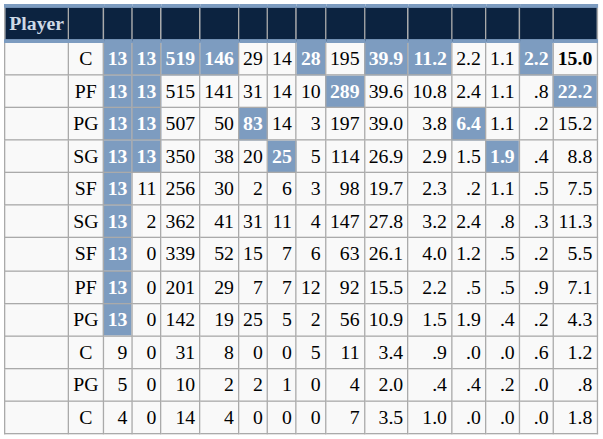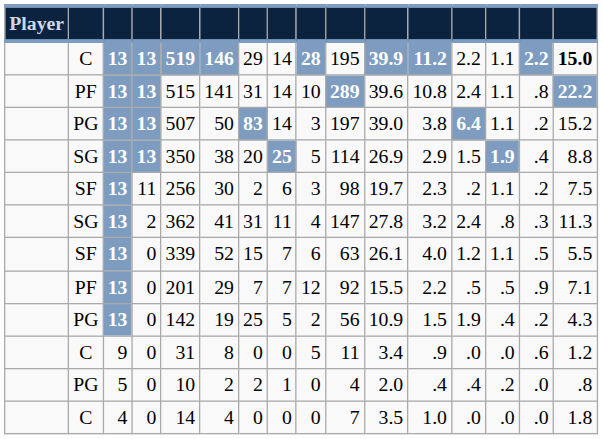(541, 189) .5 -> (541, 189) .2
(507, 254) .5 -> (502, 254) 1.1
(541, 254) .2 -> (541, 254) .5
